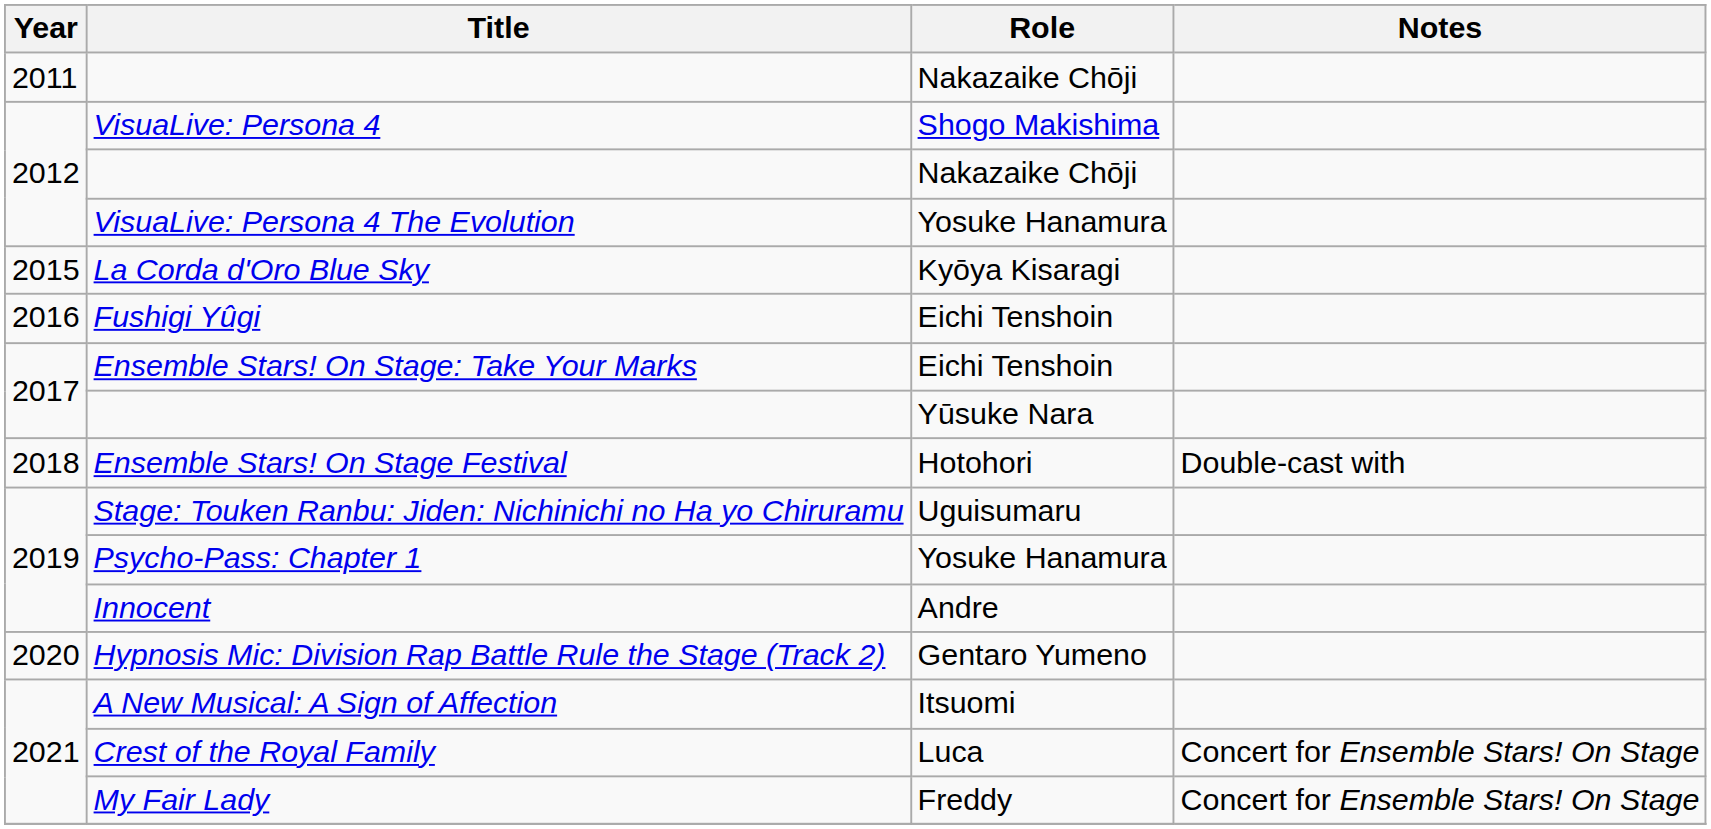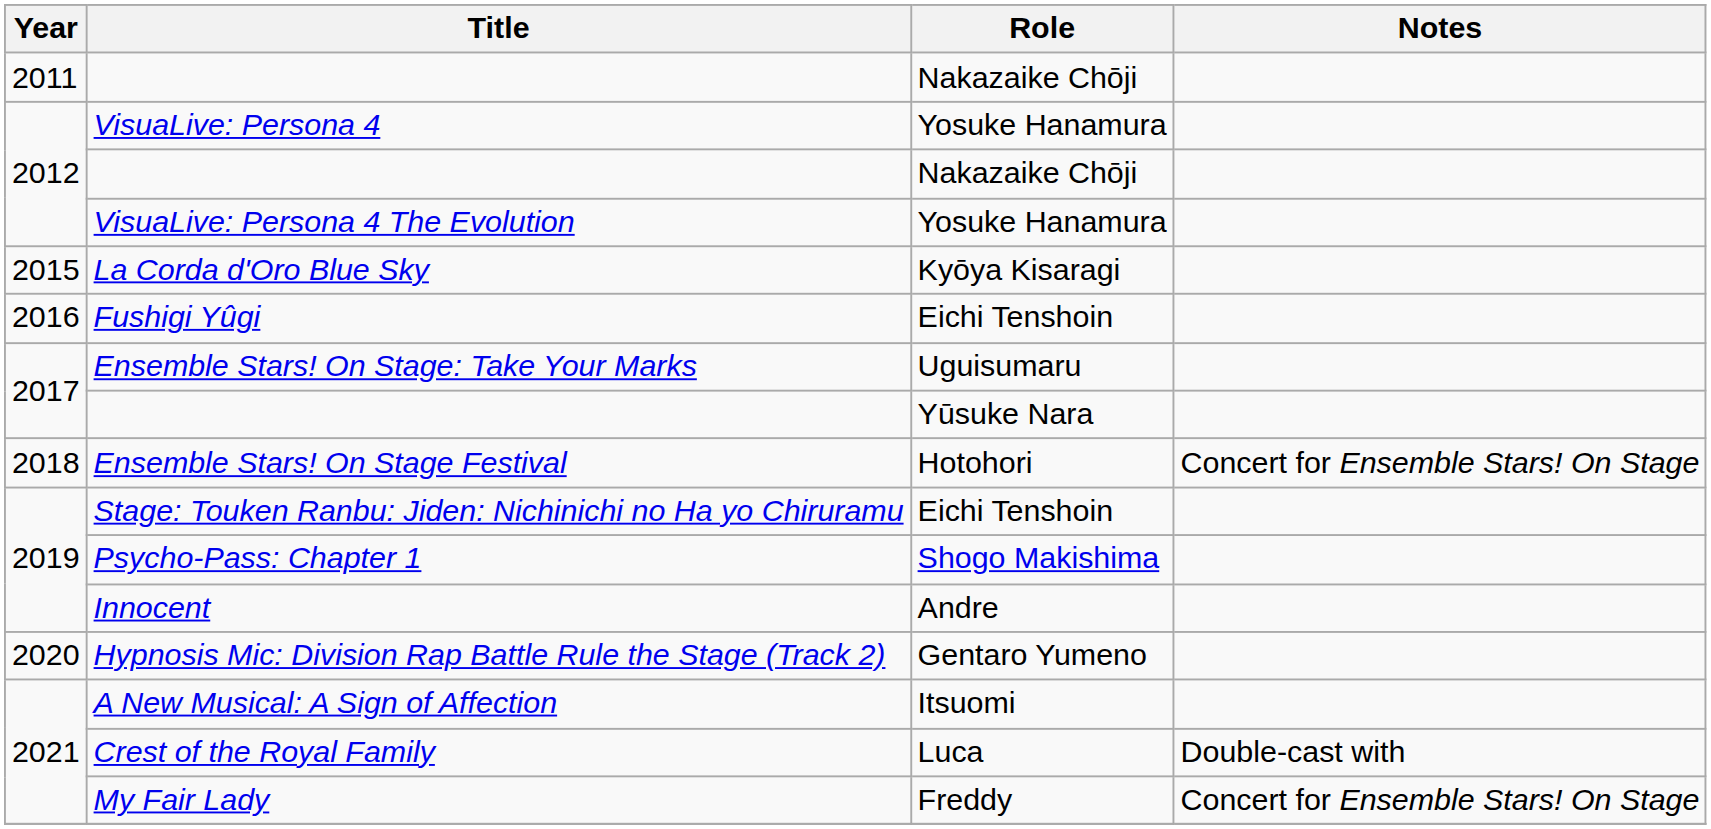(1038, 125) Shogo Makishima -> (1042, 125) Yosuke Hanamura
(1015, 366) Eichi Tenshoin -> (1000, 366) Uguisumaru
(1293, 462) Double-cast with -> (1440, 462) Concert for Ensemble Stars! On Stage
(1000, 510) Uguisumaru -> (1015, 510) Eichi Tenshoin
(1042, 558) Yosuke Hanamura -> (1038, 558) Shogo Makishima
(1440, 751) Concert for Ensemble Stars! On Stage -> (1293, 751) Double-cast with
